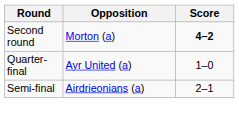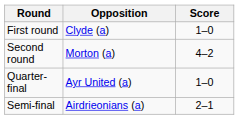+ row: (33, 30)
(205, 36) bold -> (205, 53) normal
